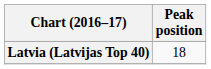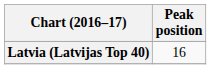(179, 52) 18 -> (179, 52) 16
